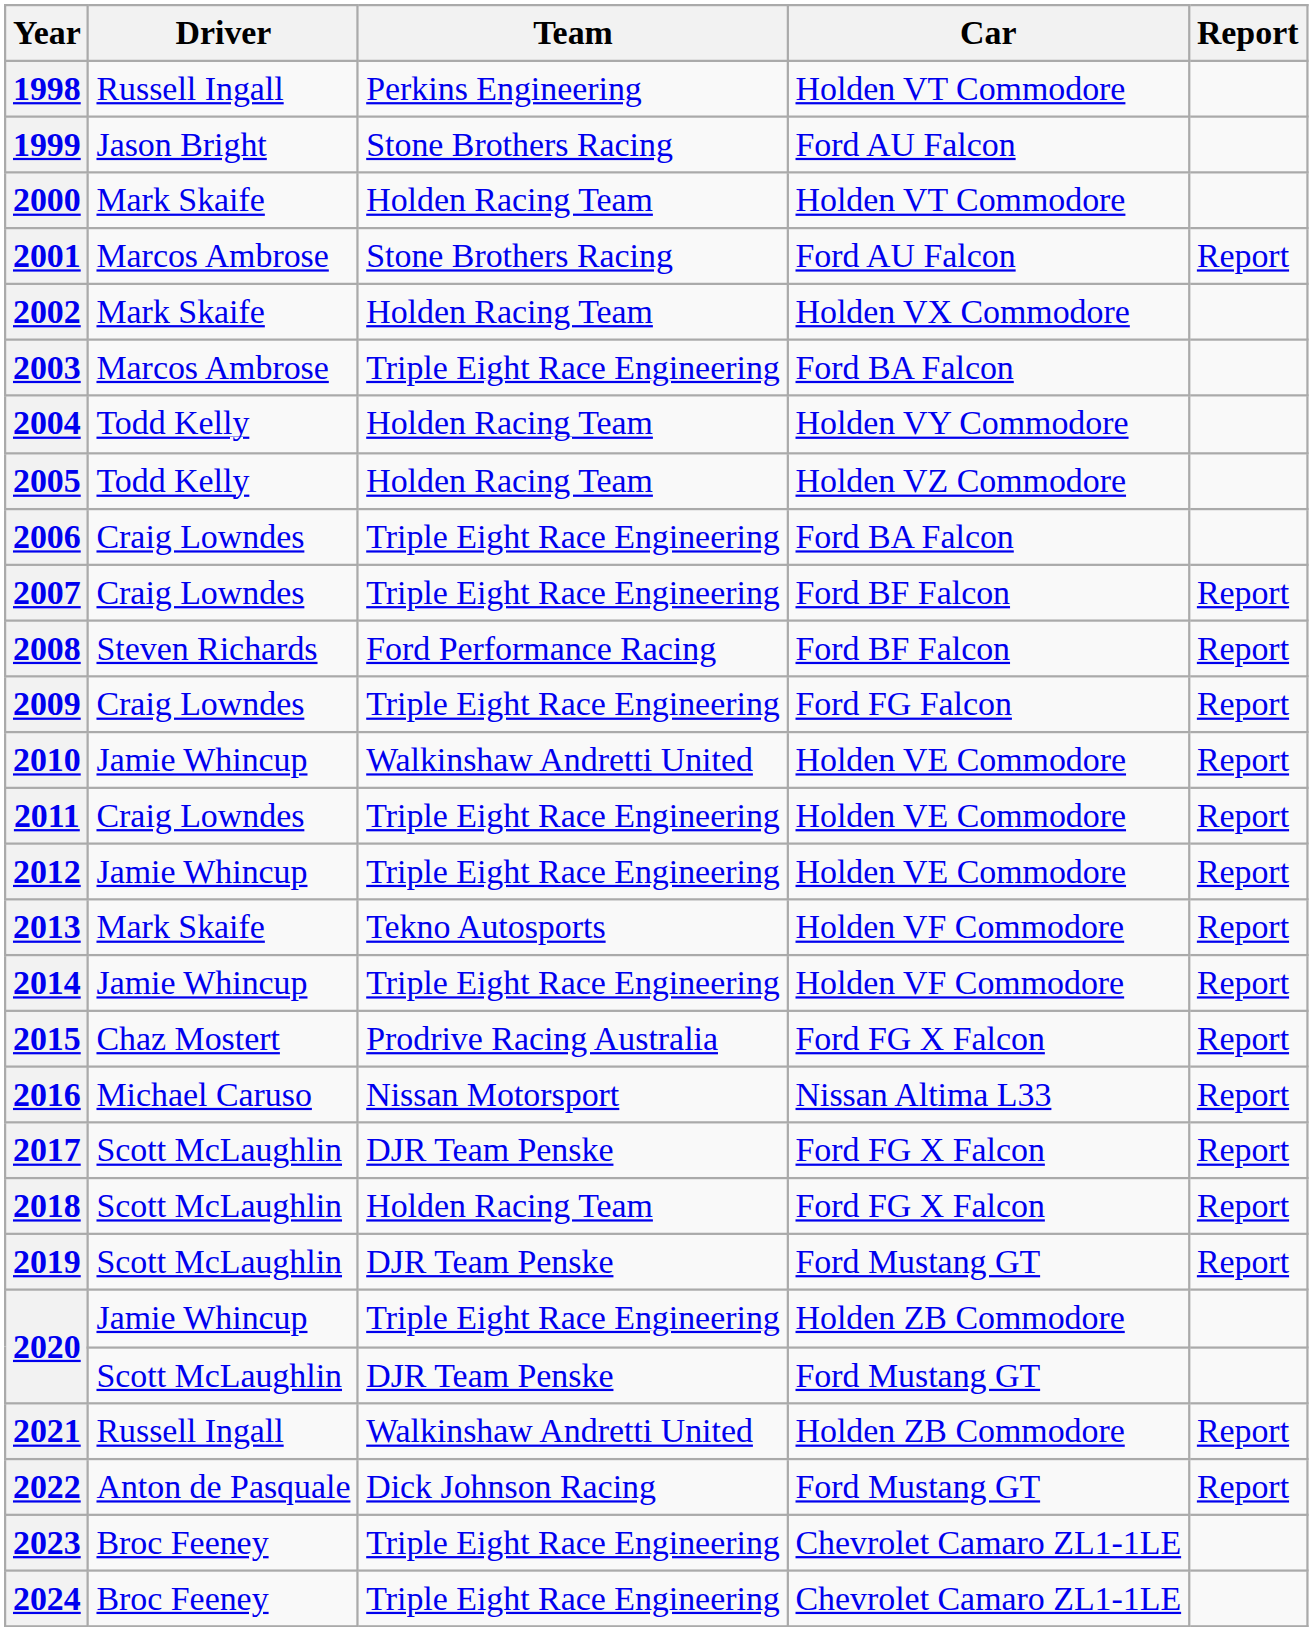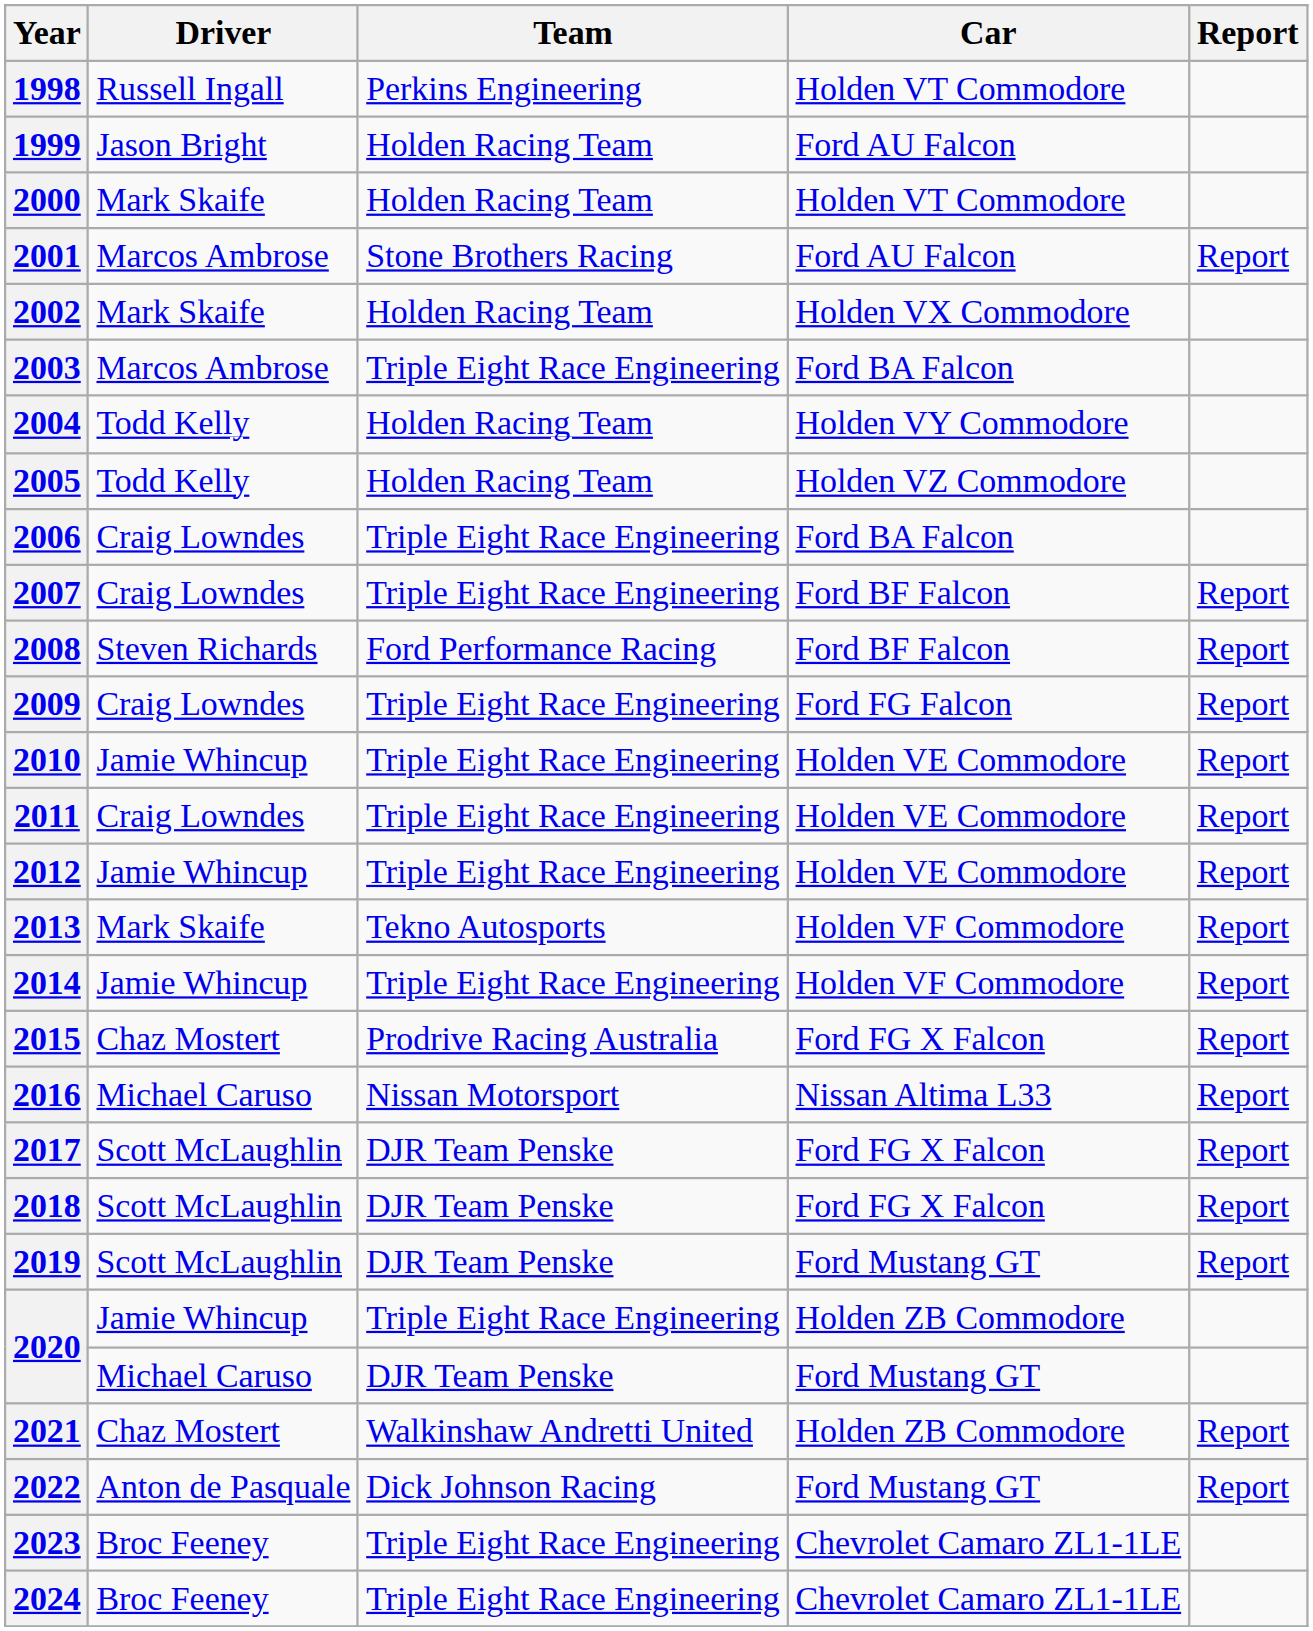(520, 144) Stone Brothers Racing -> (510, 144) Holden Racing Team
(560, 759) Walkinshaw Andretti United -> (573, 759) Triple Eight Race Engineering
(510, 1206) Holden Racing Team -> (490, 1206) DJR Team Penske
(219, 1373) Scott McLaughlin -> (204, 1373) Michael Caruso
(190, 1429) Russell Ingall -> (188, 1429) Chaz Mostert
